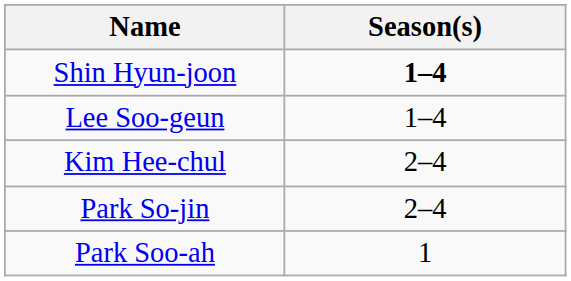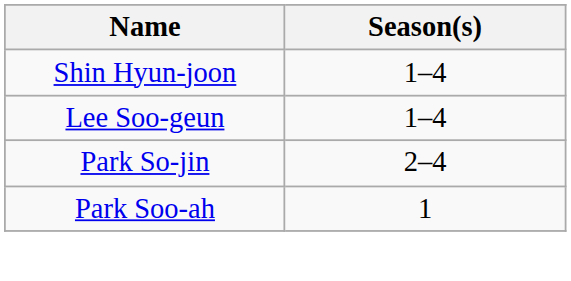(425, 72) bold -> (425, 72) normal
- row: (145, 162)
